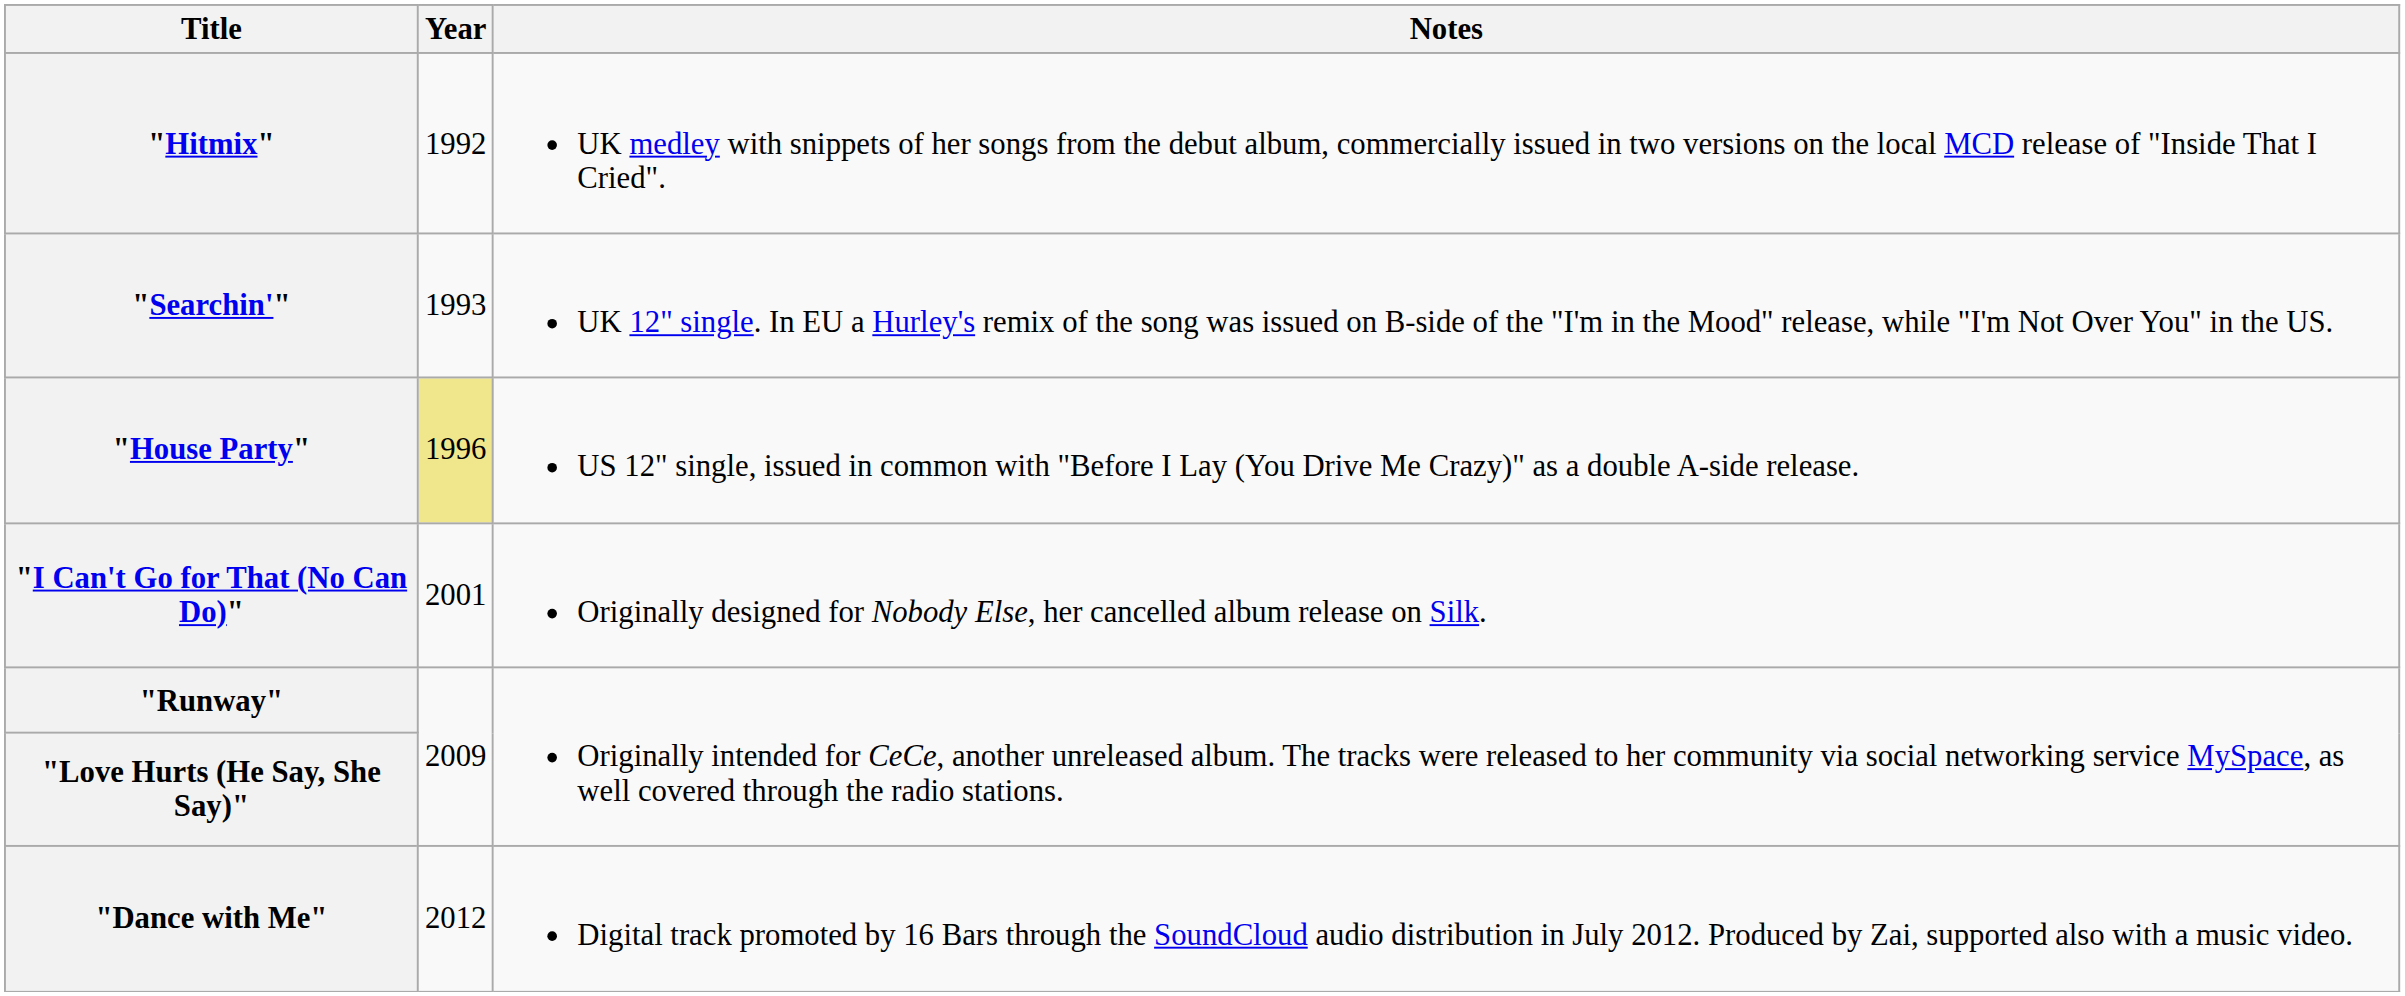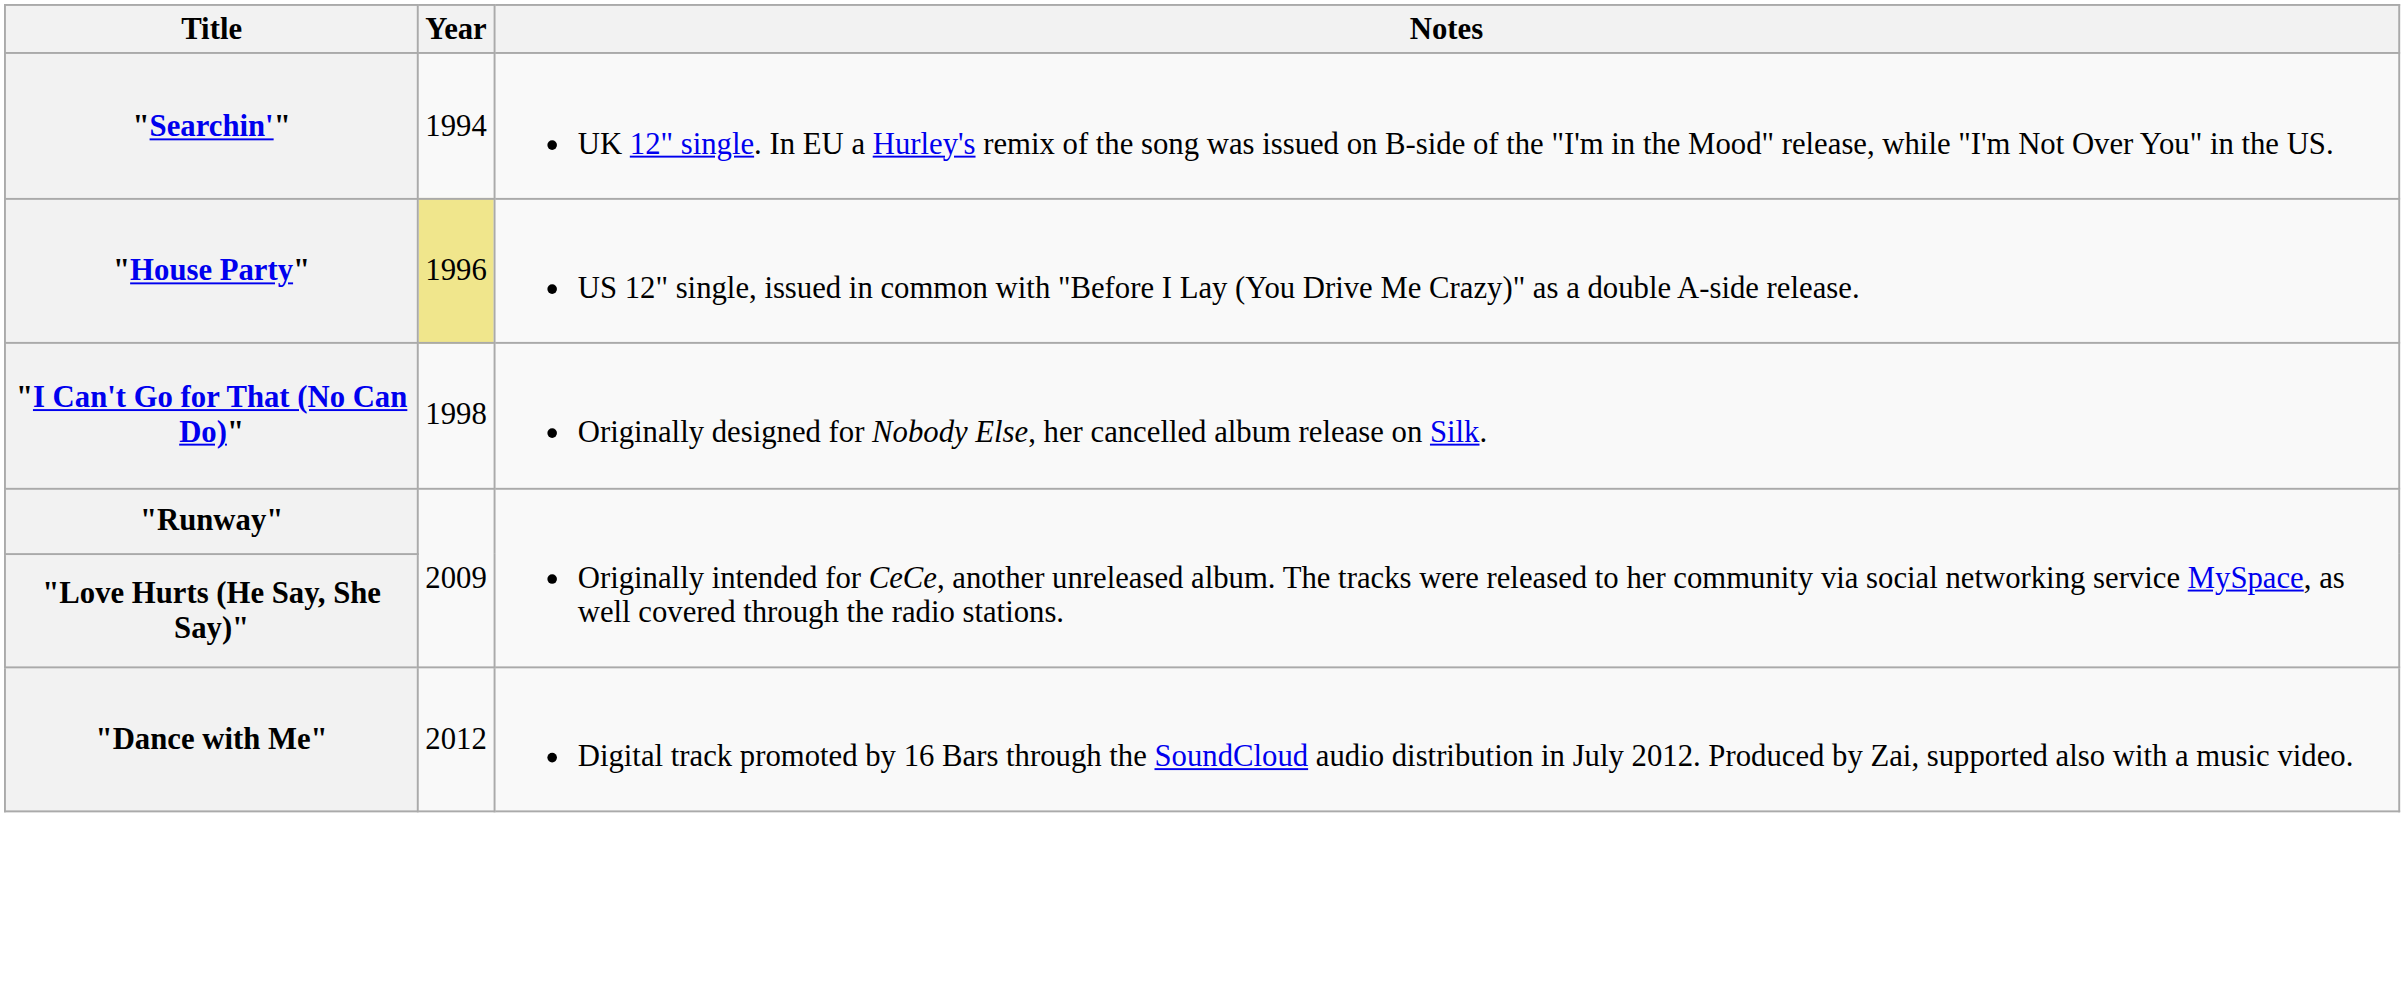- row: (211, 142)
(456, 304) 1993 -> (456, 125) 1994
(456, 594) 2001 -> (456, 415) 1998
